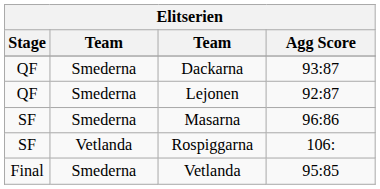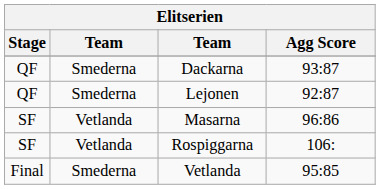(104, 119) Smederna -> (104, 119) Vetlanda
